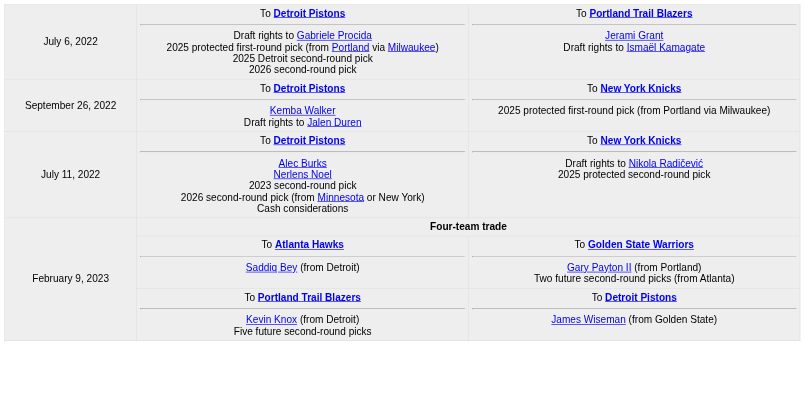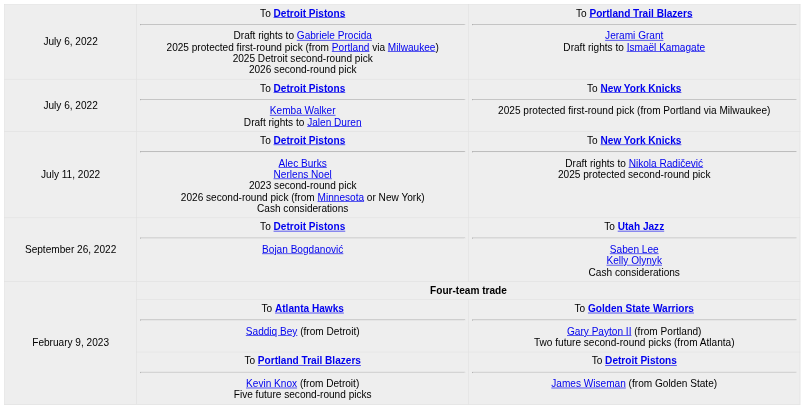(71, 105) September 26, 2022 -> (71, 105) July 6, 2022
+ row: (303, 238)
